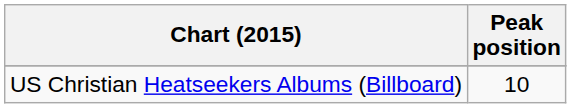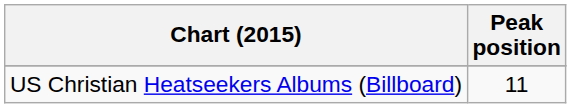(517, 84) 10 -> (517, 84) 11
